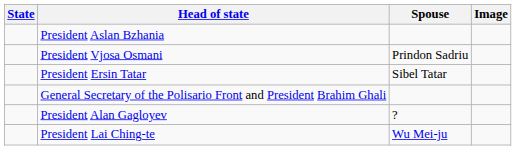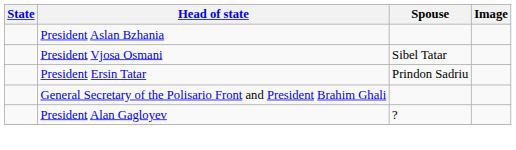(430, 54) Prindon Sadriu -> (419, 54) Sibel Tatar
(419, 74) Sibel Tatar -> (430, 74) Prindon Sadriu
- row: (98, 134)
